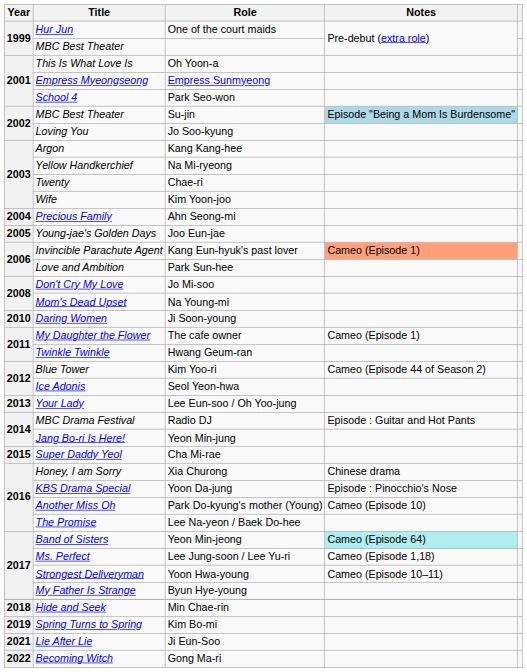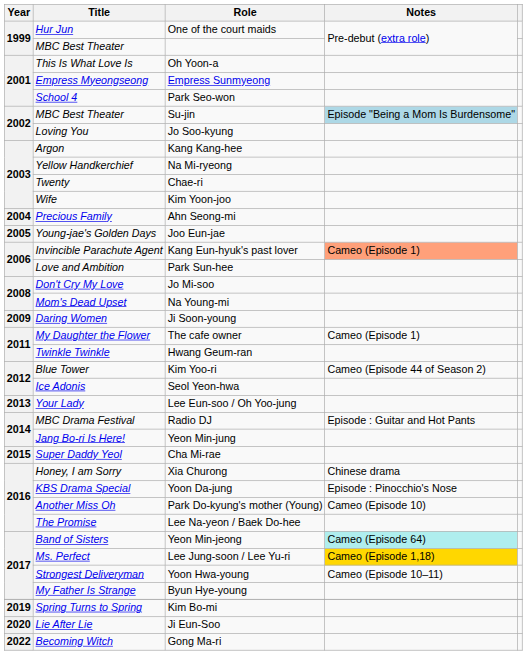(19, 319) 2010 -> (19, 319) 2009
(381, 557) no background -> (381, 557) gold background
- row: (71, 608)
(19, 642) 2021 -> (19, 625) 2020
